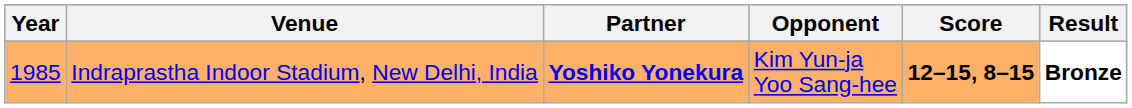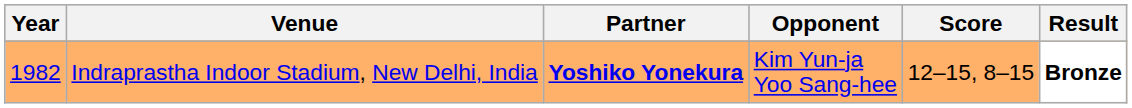(35, 72) 1985 -> (35, 72) 1982
(971, 72) bold -> (971, 72) normal
